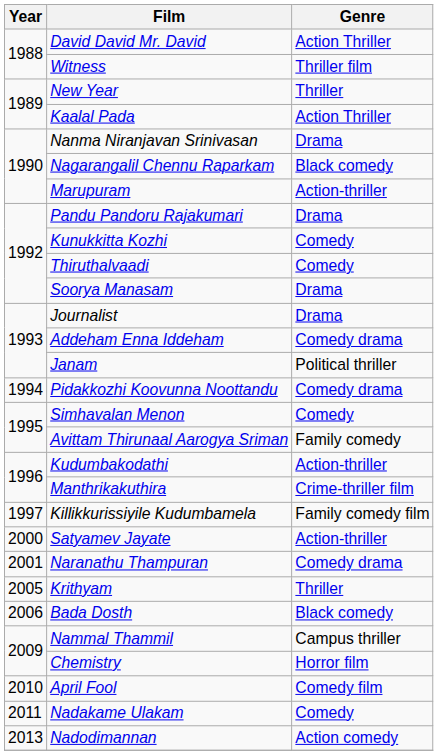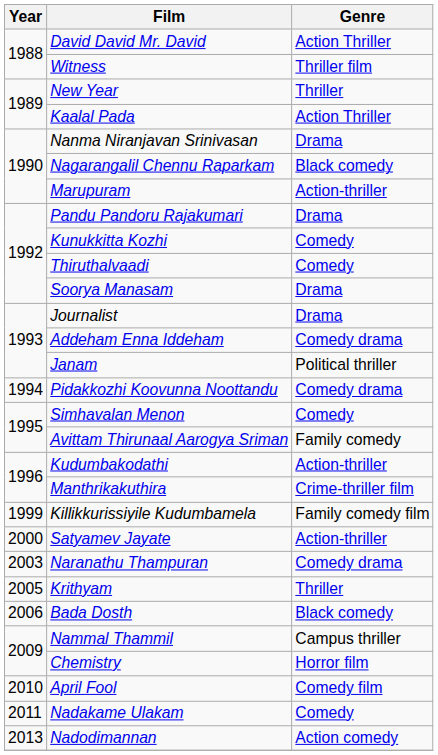(26, 514) 1997 -> (26, 514) 1999
(26, 564) 2001 -> (26, 564) 2003
